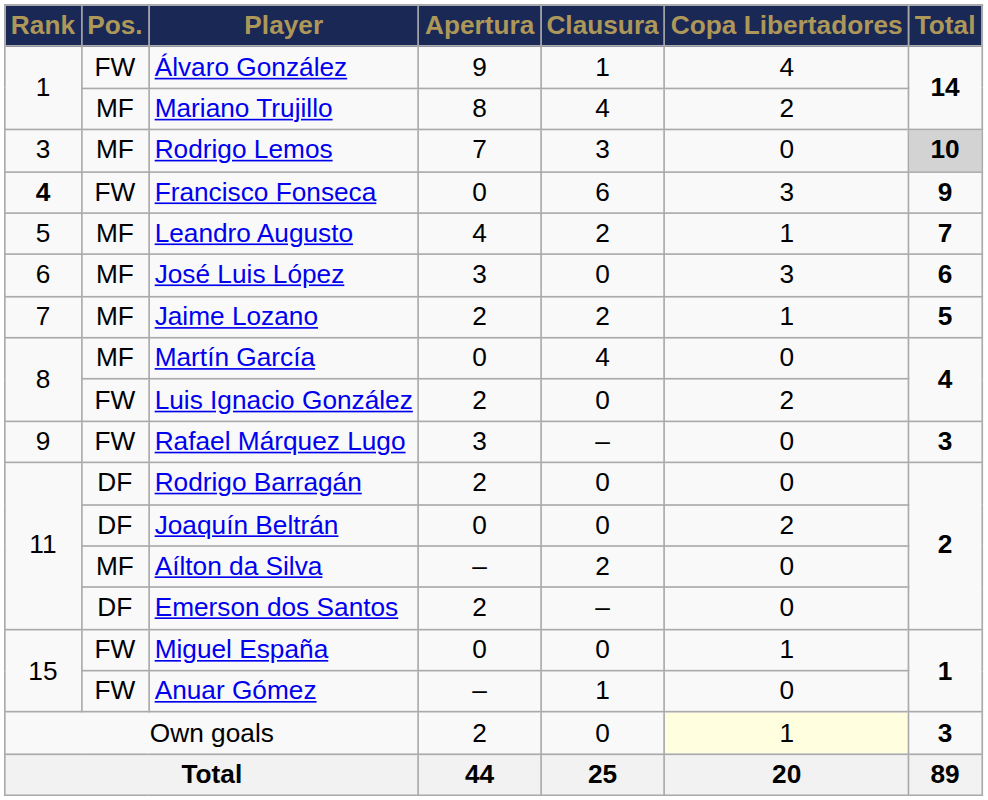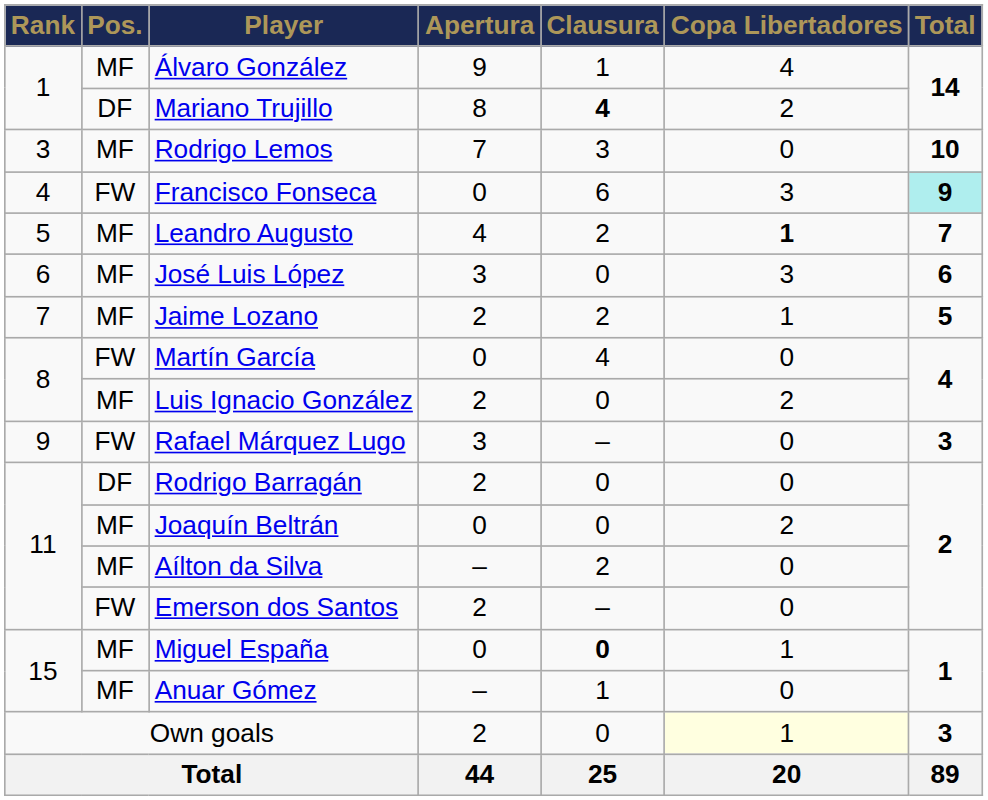(115, 66) FW -> (115, 66) MF
(115, 108) MF -> (115, 108) DF
(603, 108) normal -> (603, 108) bold
(945, 150) lightgrey background -> (945, 150) no background
(43, 191) bold -> (43, 191) normal
(945, 191) no background -> (945, 191) paleturquoise background
(787, 233) normal -> (787, 233) bold
(115, 358) MF -> (115, 358) FW
(115, 399) FW -> (115, 399) MF
(115, 524) DF -> (115, 524) MF
(115, 607) DF -> (115, 607) FW
(115, 649) FW -> (115, 649) MF
(603, 649) normal -> (603, 649) bold
(115, 691) FW -> (115, 691) MF
